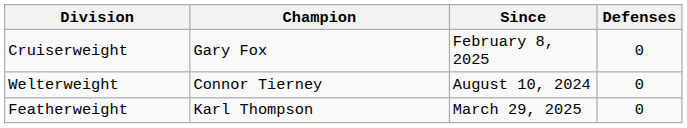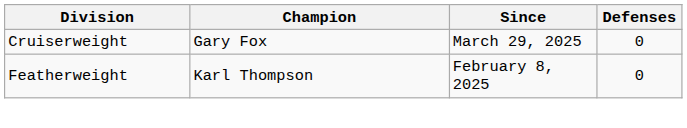(503, 51) February 8, 2025 -> (517, 42) March 29, 2025
- row: (63, 85)
(517, 110) March 29, 2025 -> (503, 76) February 8, 2025
